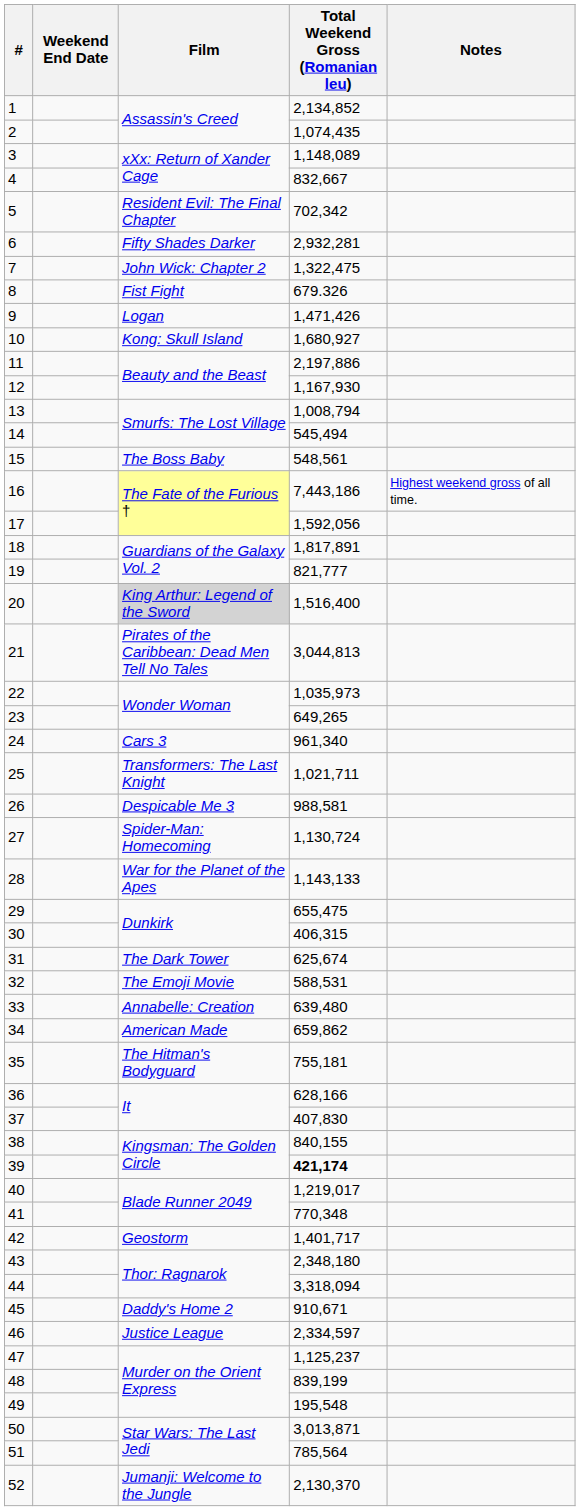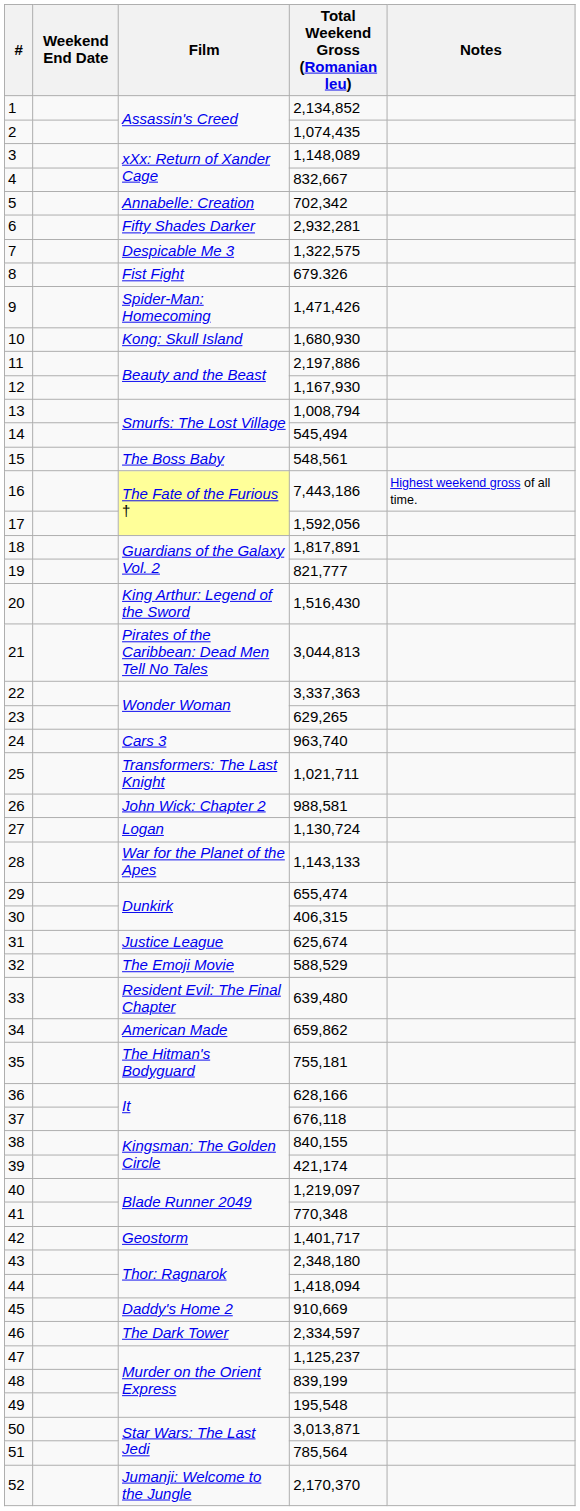(201, 211) Resident Evil: The Final Chapter -> (188, 203) Annabelle: Creation
(194, 267) John Wick: Chapter 2 -> (178, 251) Despicable Me 3
(327, 267) 1,322,475 -> (327, 251) 1,322,575
(143, 315) Logan -> (166, 307) Spider-Man: Homecoming
(327, 339) 1,680,927 -> (327, 339) 1,680,930
(197, 603) lightgrey background -> (197, 603) no background
(327, 603) 1,516,400 -> (327, 603) 1,516,430
(327, 693) 1,035,973 -> (327, 693) 3,337,363
(320, 717) 649,265 -> (320, 717) 629,265
(320, 741) 961,340 -> (320, 741) 963,740
(178, 805) Despicable Me 3 -> (194, 805) John Wick: Chapter 2
(166, 838) Spider-Man: Homecoming -> (143, 829) Logan
(320, 911) 655,475 -> (320, 894) 655,474
(175, 958) The Dark Tower -> (173, 941) Justice League
(320, 982) 588,531 -> (320, 965) 588,529
(188, 1006) Annabelle: Creation -> (201, 998) Resident Evil: The Final Chapter
(320, 1118) 407,830 -> (320, 1118) 676,118
(320, 1166) bold -> (320, 1166) normal
(327, 1190) 1,219,017 -> (327, 1190) 1,219,097
(327, 1285) 3,318,094 -> (327, 1285) 1,418,094
(320, 1309) 910,671 -> (320, 1309) 910,669
(173, 1333) Justice League -> (175, 1333) The Dark Tower
(327, 1485) 2,130,370 -> (327, 1485) 2,170,370
